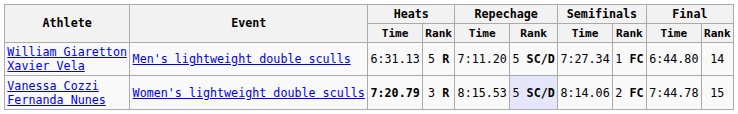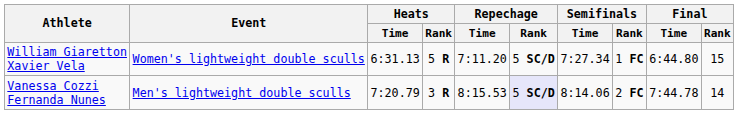(242, 59) Men's lightweight double sculls -> (249, 59) Women's lightweight double sculls
(717, 59) 14 -> (717, 59) 15
(249, 93) Women's lightweight double sculls -> (242, 93) Men's lightweight double sculls
(395, 93) bold -> (395, 93) normal
(717, 93) 15 -> (717, 93) 14
